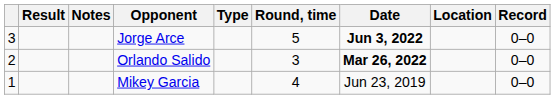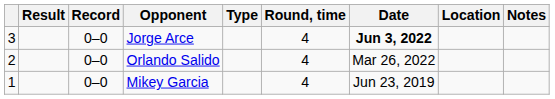columns swapped: (523, 15) <-> (91, 15)
(296, 37) 5 -> (305, 37) 4
(296, 60) 3 -> (305, 60) 4
(385, 60) bold -> (394, 60) normal
